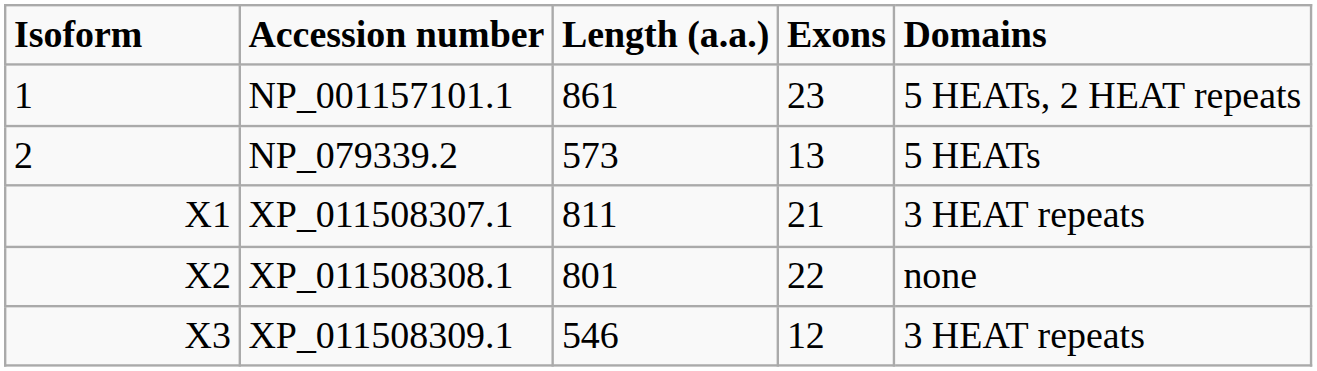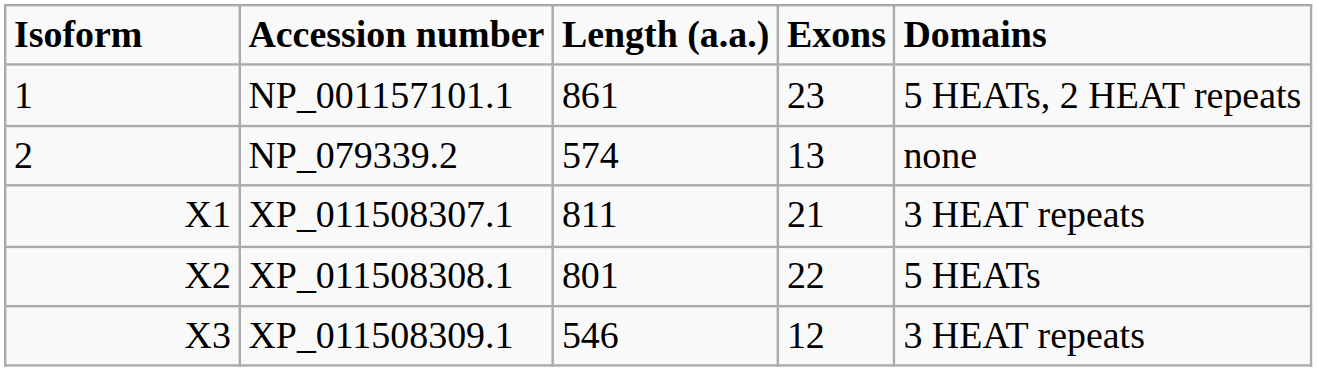(590, 154) 573 -> (590, 154) 574
(972, 154) 5 HEATs -> (940, 154) none
(940, 275) none -> (972, 275) 5 HEATs
